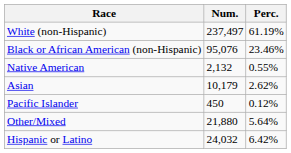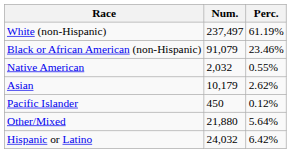(222, 49) 95,076 -> (222, 49) 91,079
(219, 67) 2,132 -> (219, 67) 2,032
